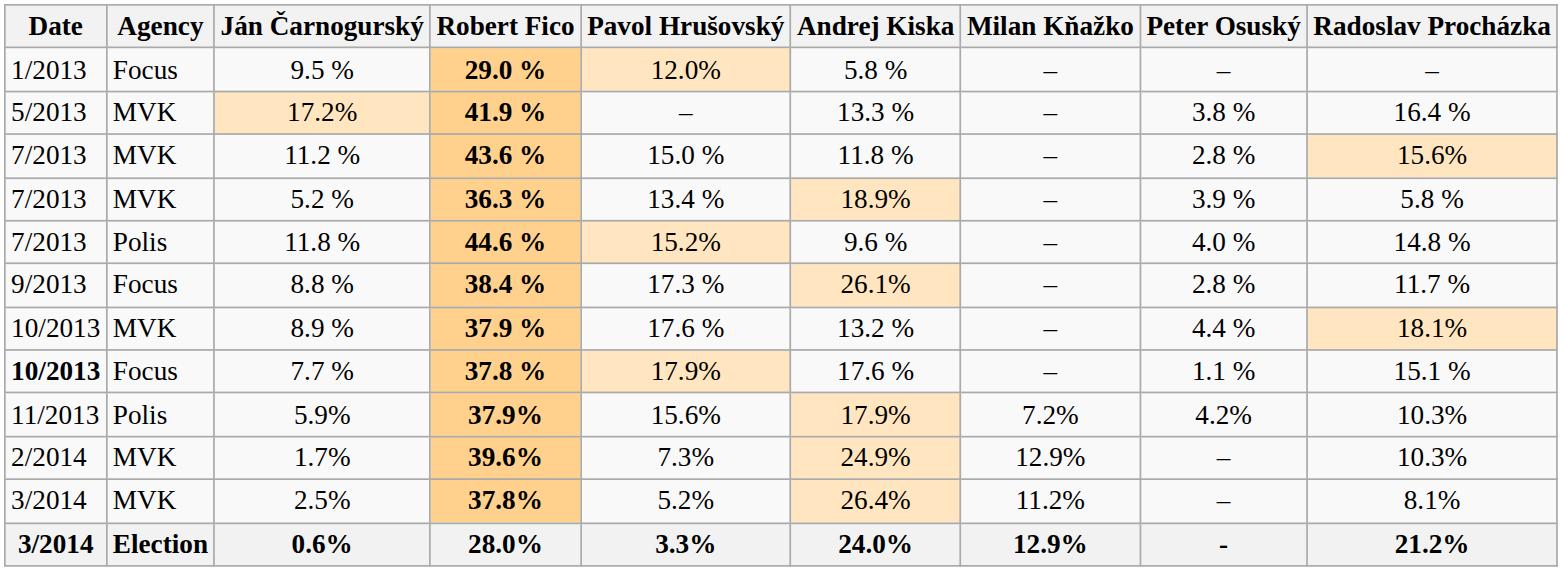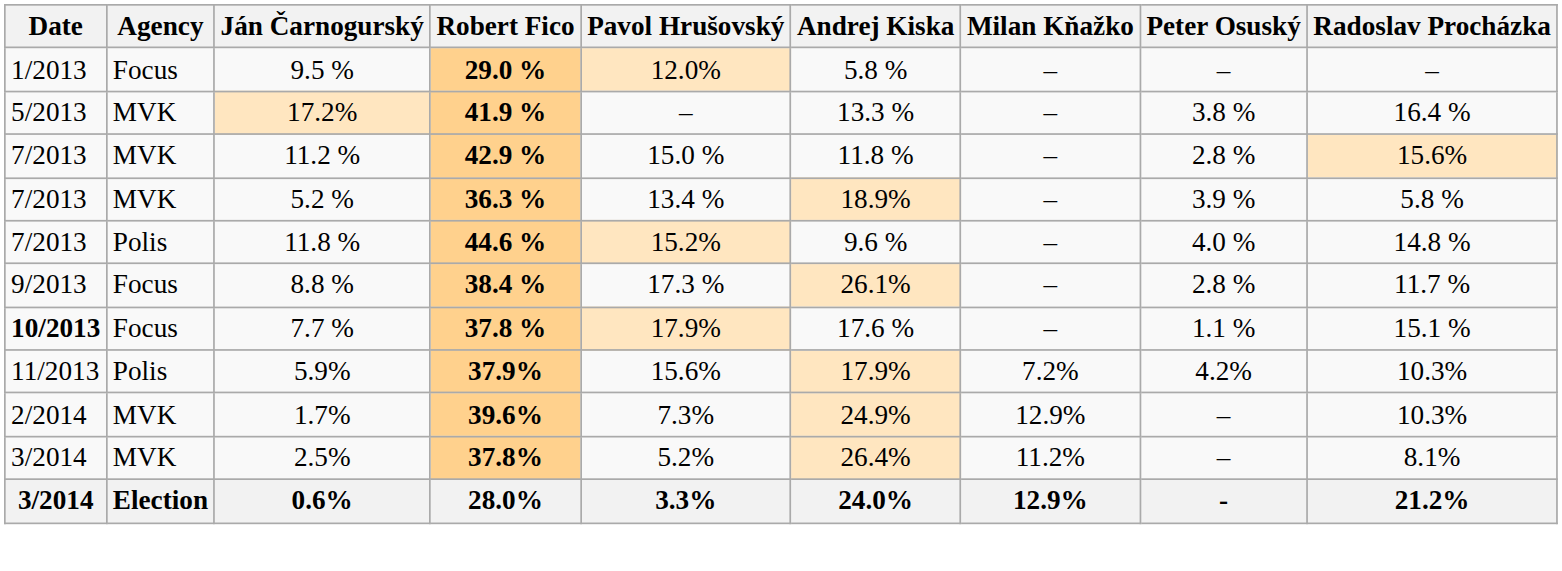(506, 155) 43.6 % -> (506, 155) 42.9 %
- row: (322, 328)
